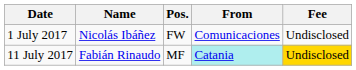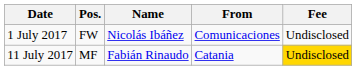columns swapped: (177, 14) <-> (120, 14)
(214, 55) paleturquoise background -> (214, 55) no background
